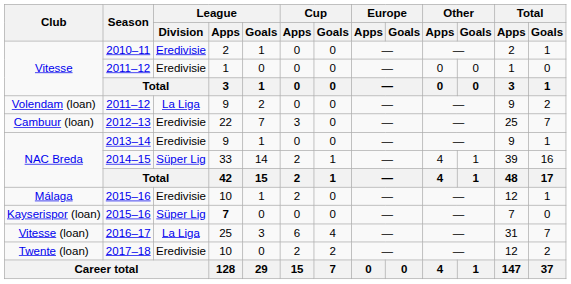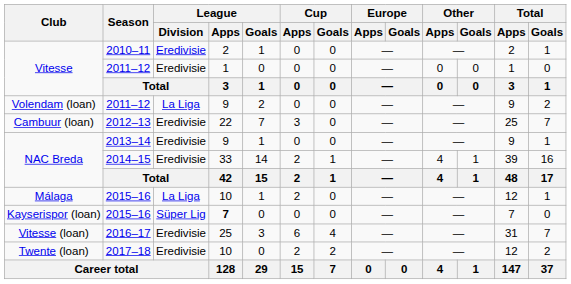(181, 159) Süper Lig -> (181, 159) Eredivisie
(181, 196) Eredivisie -> (181, 196) La Liga
(181, 232) La Liga -> (181, 232) Eredivisie
